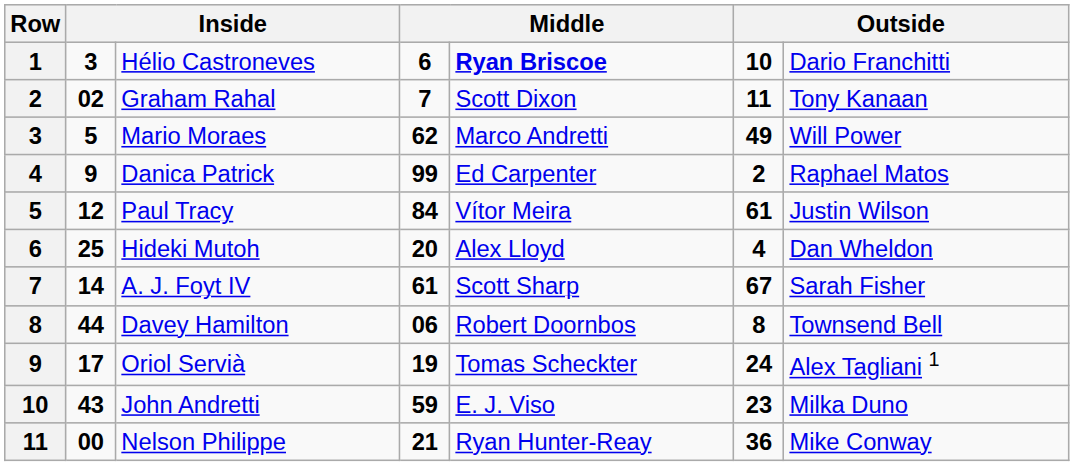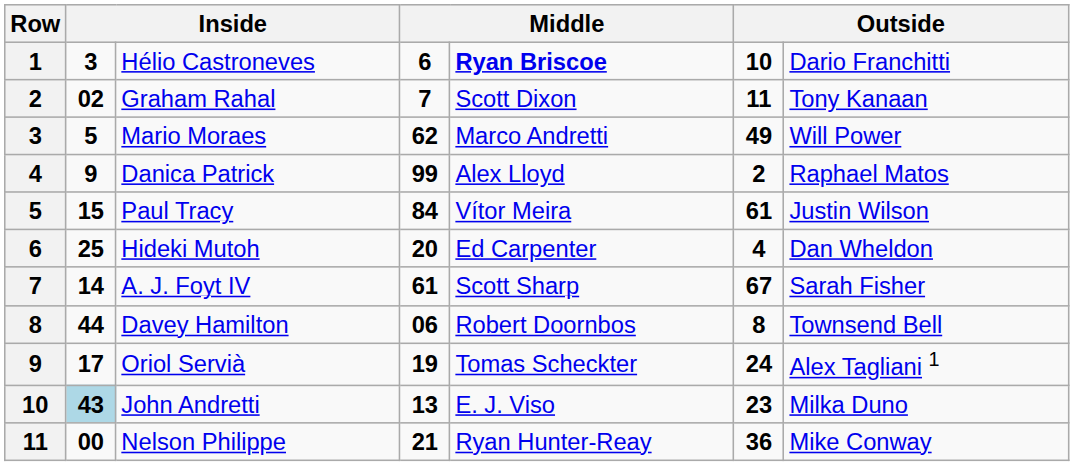(526, 174) Ed Carpenter -> (510, 174) Alex Lloyd
(91, 211) 12 -> (91, 211) 15
(510, 249) Alex Lloyd -> (526, 249) Ed Carpenter
(91, 404) no background -> (91, 404) lightblue background
(425, 404) 59 -> (425, 404) 13
